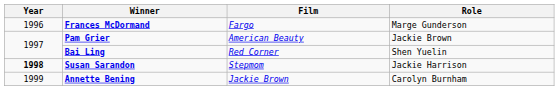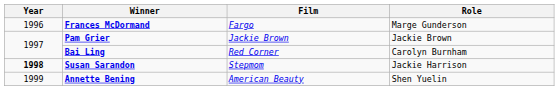(266, 38) American Beauty -> (259, 38) Jackie Brown
(419, 52) Shen Yuelin -> (429, 52) Carolyn Burnham
(259, 79) Jackie Brown -> (266, 79) American Beauty
(429, 79) Carolyn Burnham -> (419, 79) Shen Yuelin
